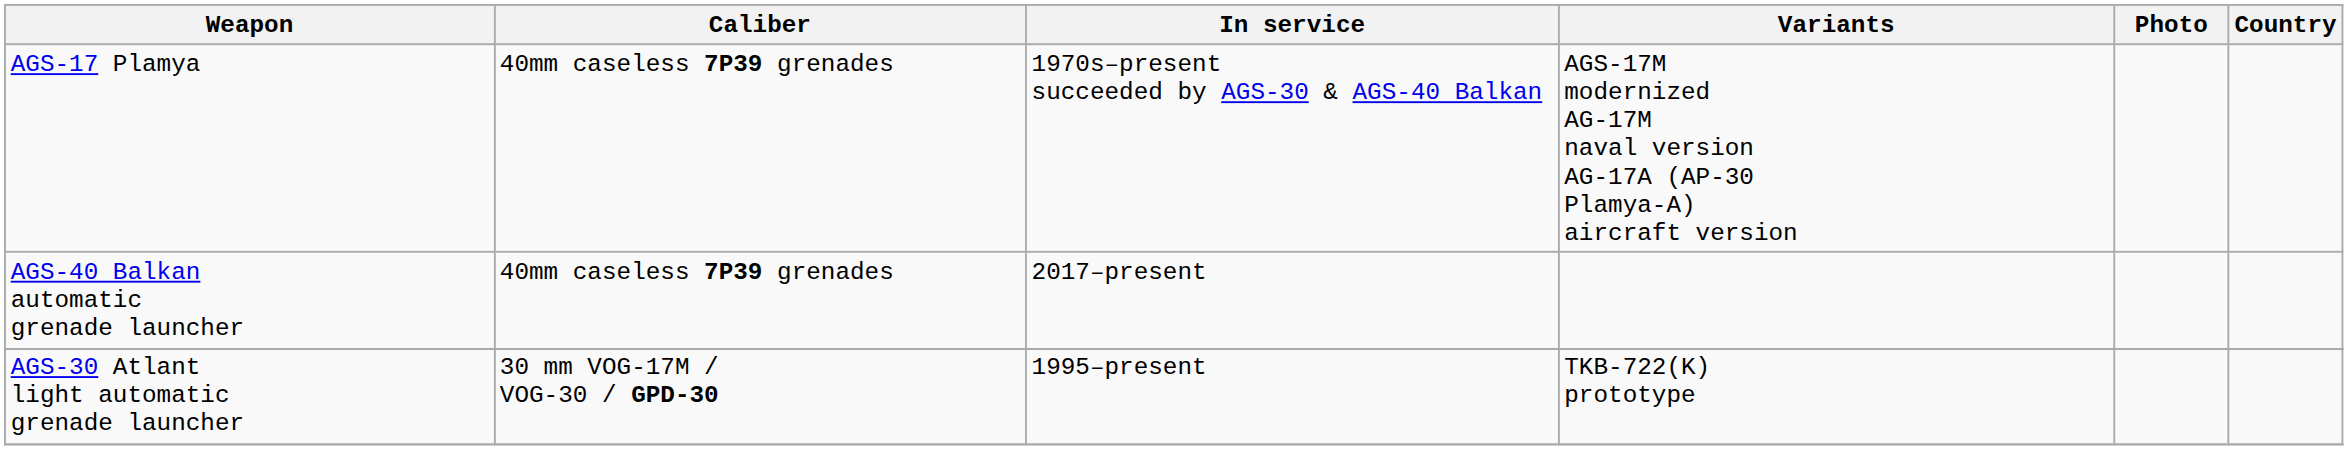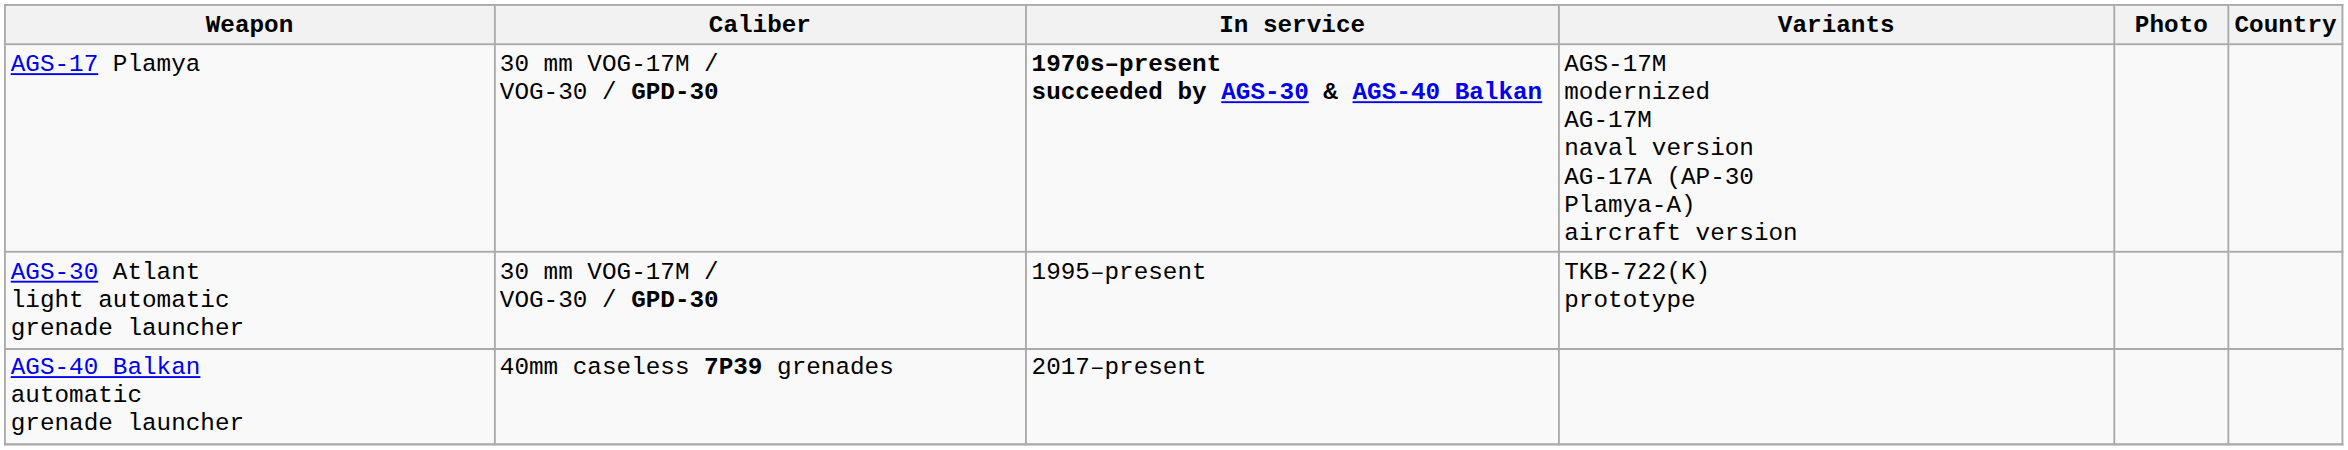(697, 64) 40mm caseless 7P39 grenades -> (609, 78) 30 mm VOG-17M / VOG-30 / GPD-30
(1287, 78) normal -> (1287, 78) bold
rows swapped: (127, 396) <-> (127, 300)
